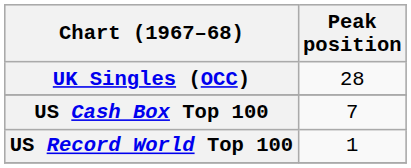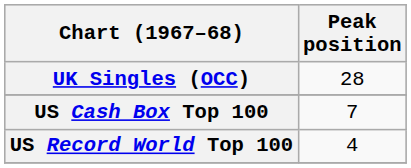(352, 146) 1 -> (352, 146) 4
